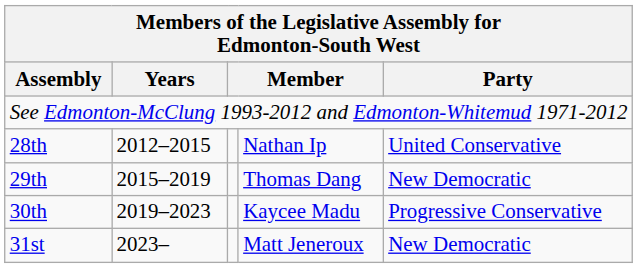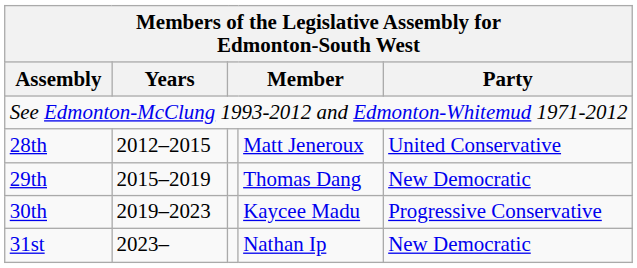(285, 145) Nathan Ip -> (303, 145) Matt Jeneroux
(303, 245) Matt Jeneroux -> (285, 245) Nathan Ip
